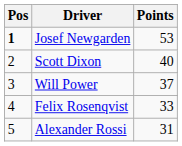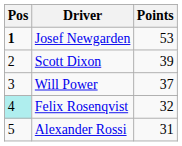(167, 61) 40 -> (167, 61) 39
(11, 107) no background -> (11, 107) paleturquoise background
(167, 107) 33 -> (167, 107) 32
